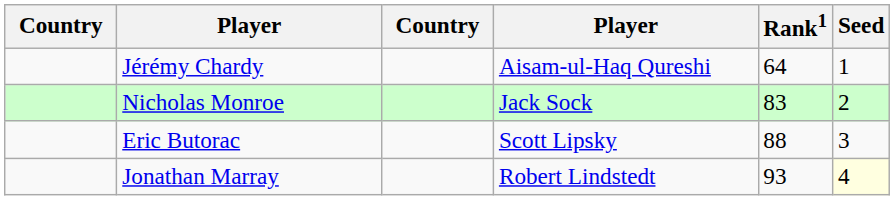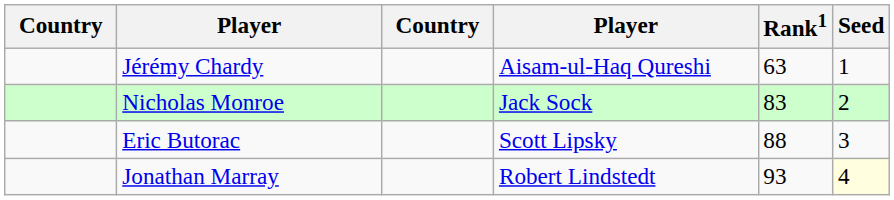(775, 65) 64 -> (775, 65) 63
